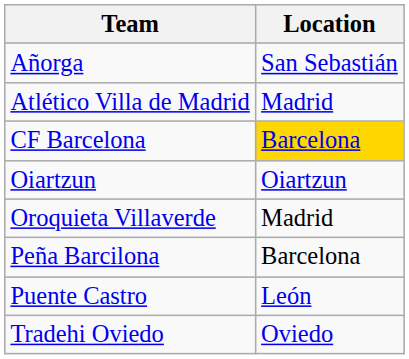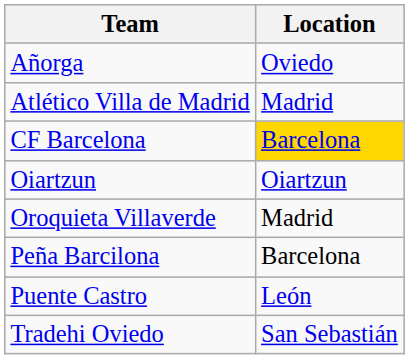(329, 62) San Sebastián -> (297, 62) Oviedo
(297, 334) Oviedo -> (329, 334) San Sebastián
